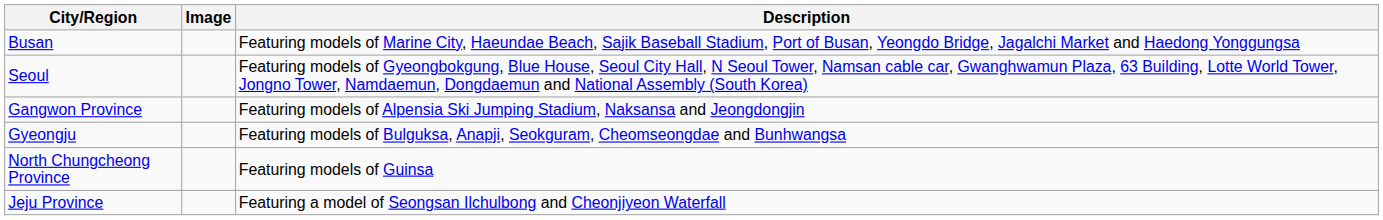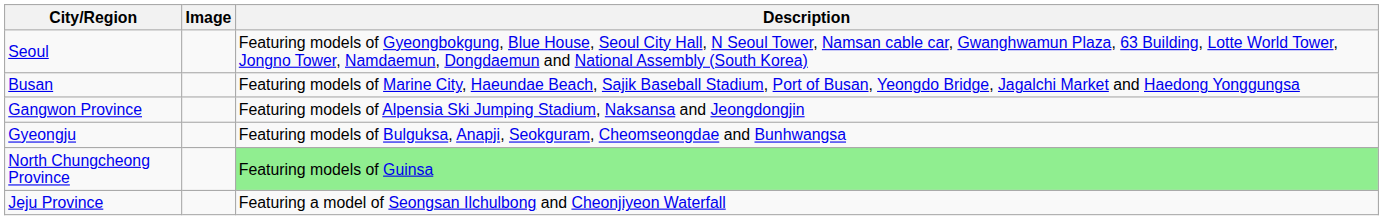rows swapped: (29, 76) <-> (31, 42)
(336, 169) no background -> (336, 169) lightgreen background
